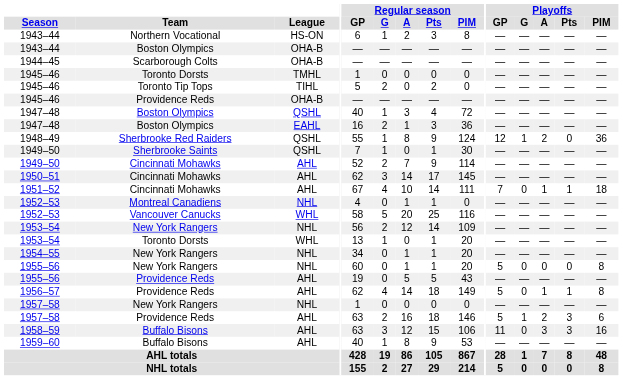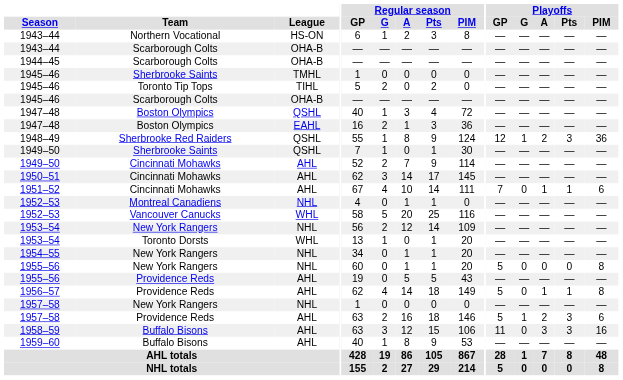(175, 48) Boston Olympics -> (175, 48) Scarborough Colts
(175, 74) Toronto Dorsts -> (175, 74) Sherbrooke Saints
(175, 100) Providence Reds -> (175, 100) Scarborough Colts
(569, 138) 0 -> (569, 138) 3
(601, 189) 18 -> (601, 189) 6
